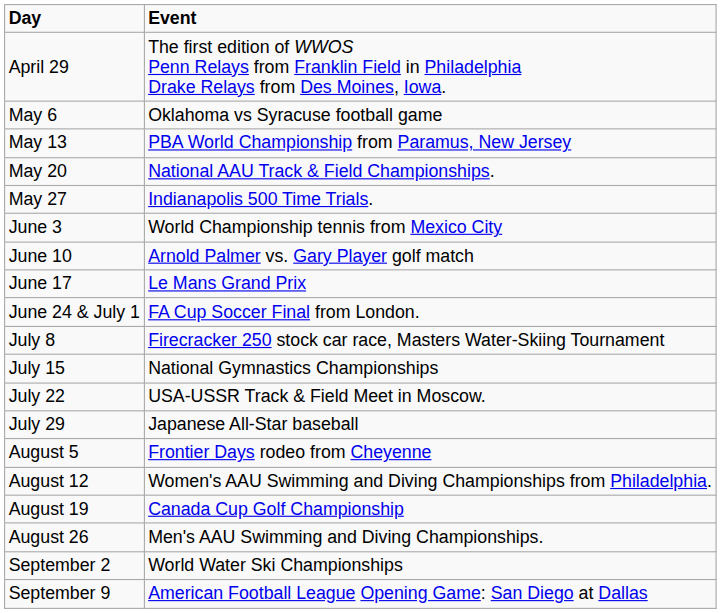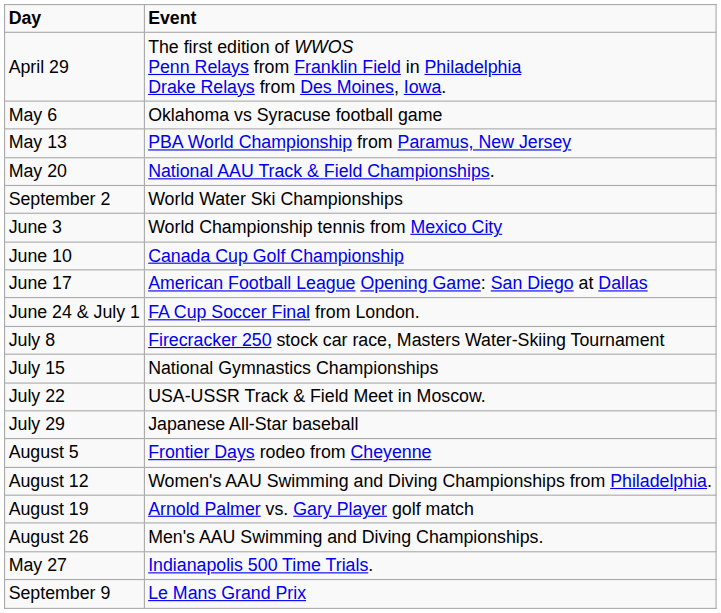rows swapped: (38, 199) <-> (59, 565)
(311, 255) Arnold Palmer vs. Gary Player golf match -> (276, 255) Canada Cup Golf Championship
(227, 283) Le Mans Grand Prix -> (398, 283) American Football League Opening Game: San Diego at Dallas
(276, 509) Canada Cup Golf Championship -> (311, 509) Arnold Palmer vs. Gary Player golf match
(398, 593) American Football League Opening Game: San Diego at Dallas -> (227, 593) Le Mans Grand Prix
